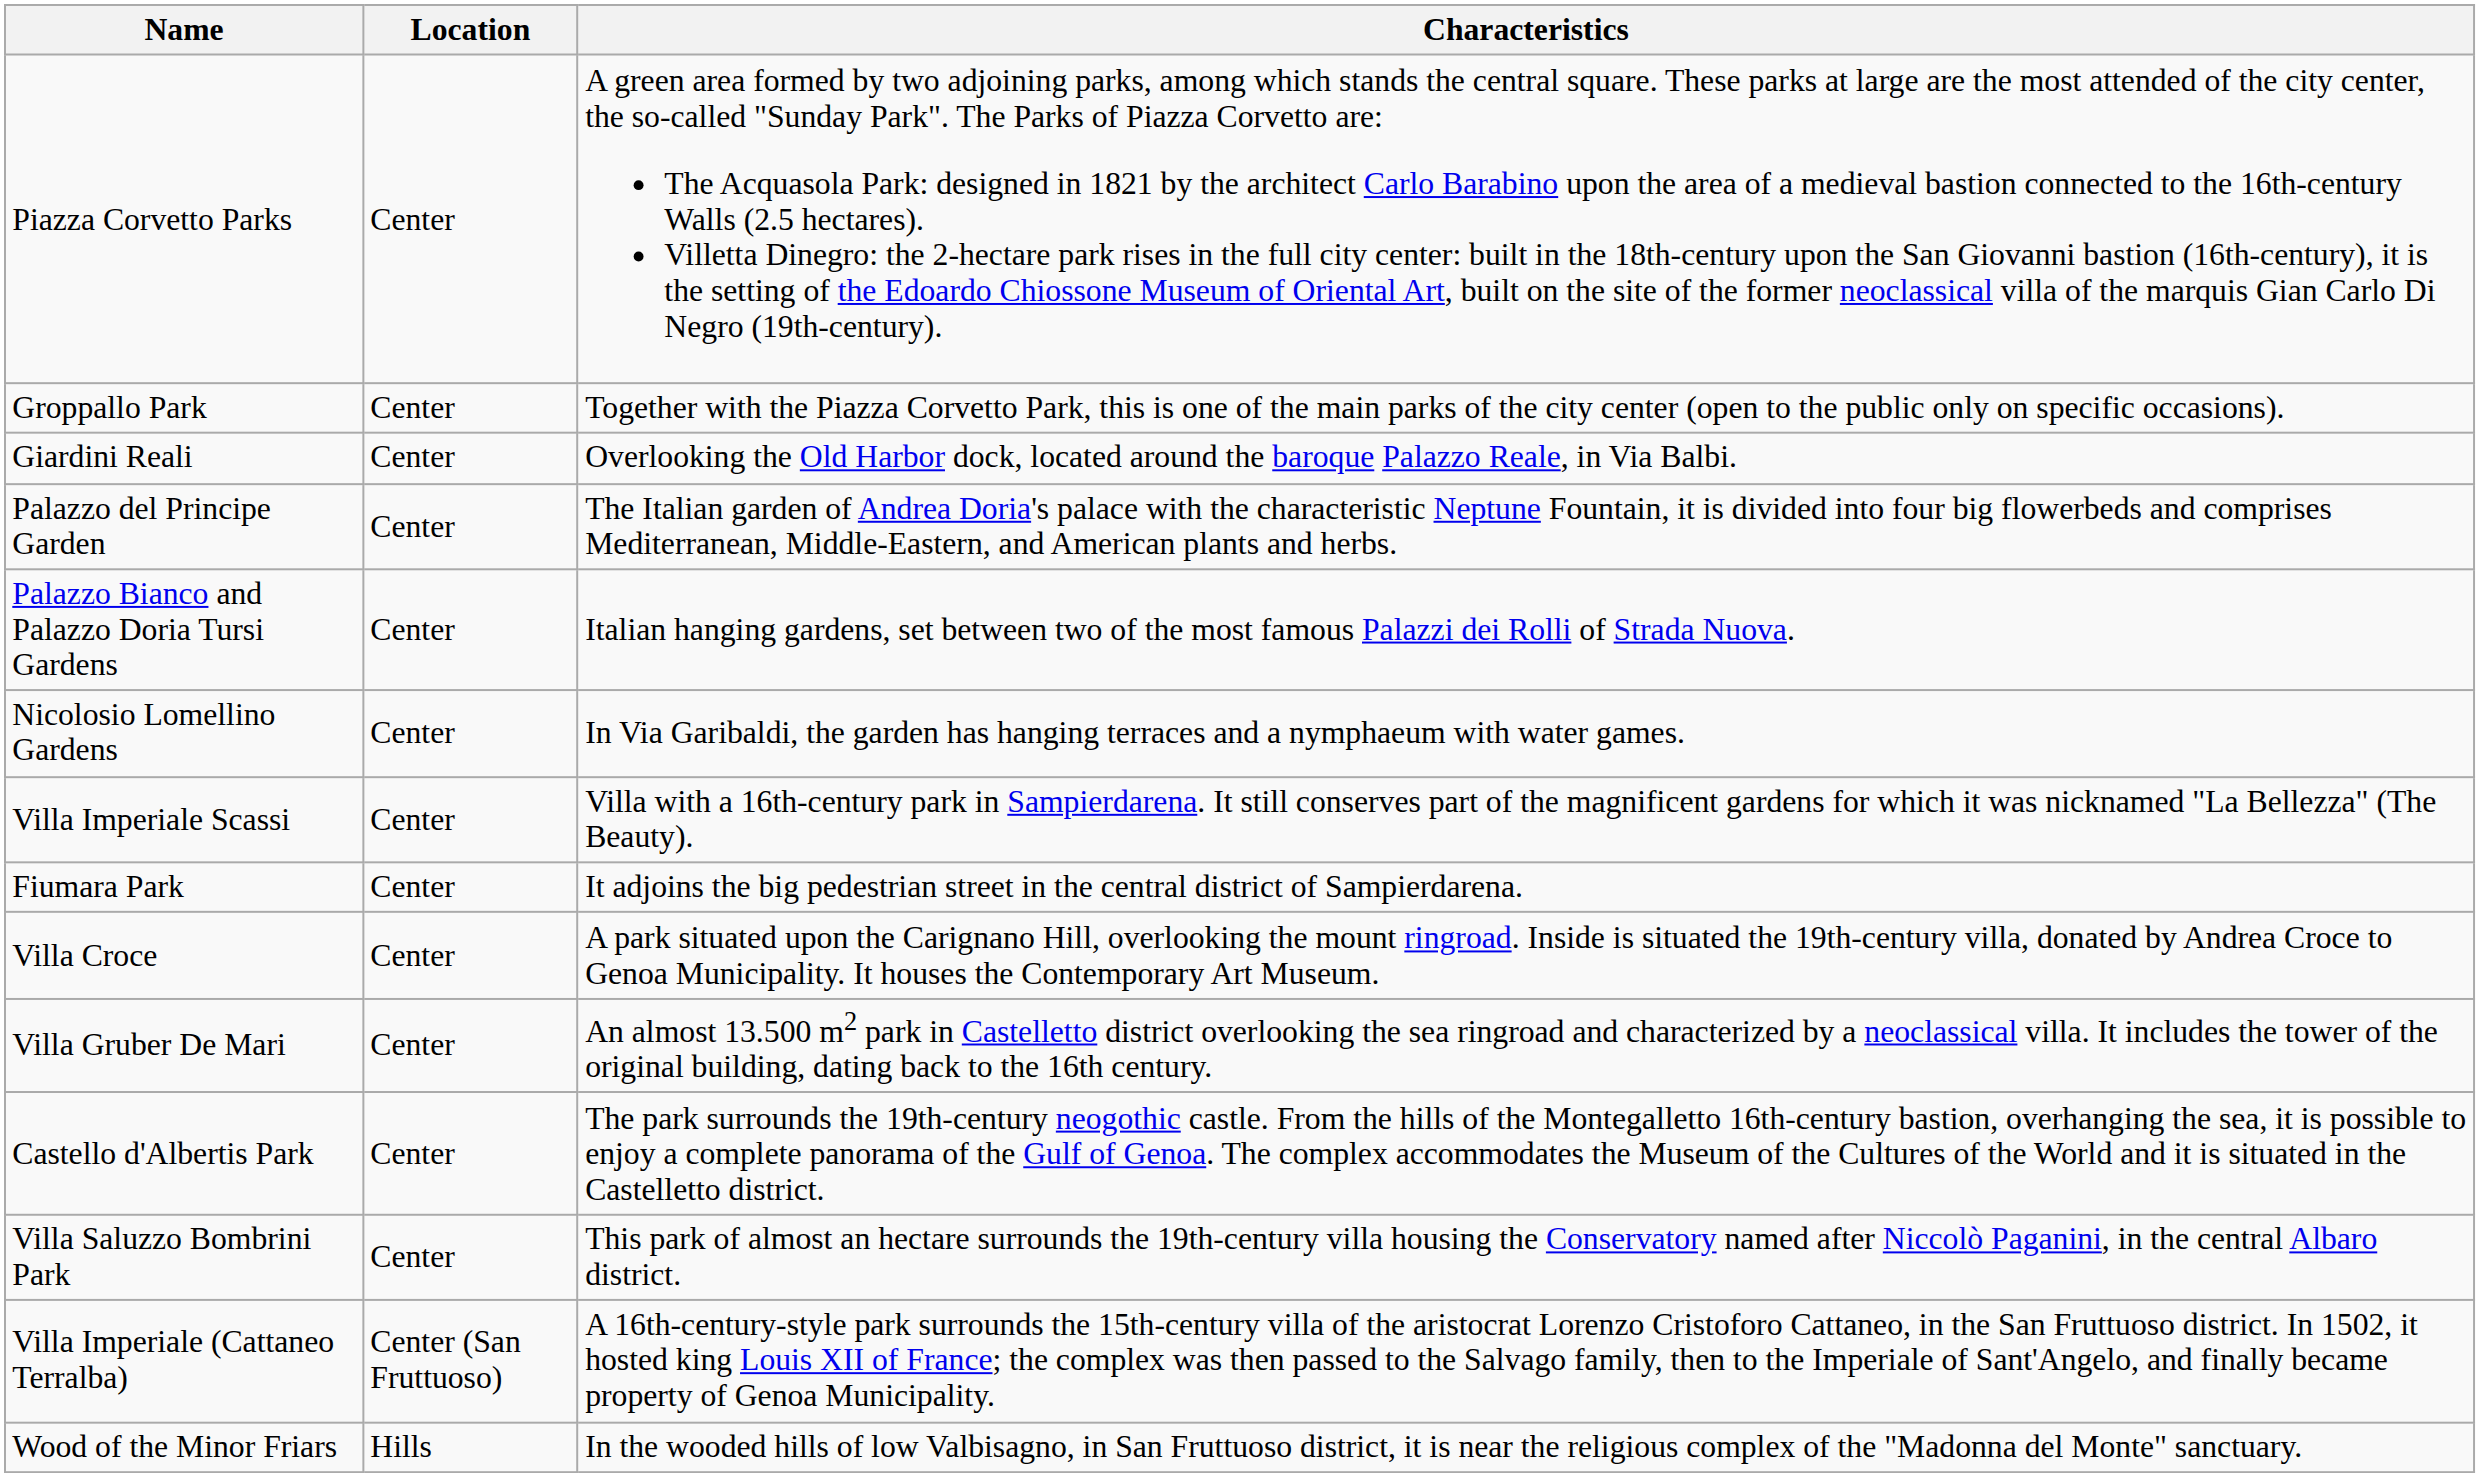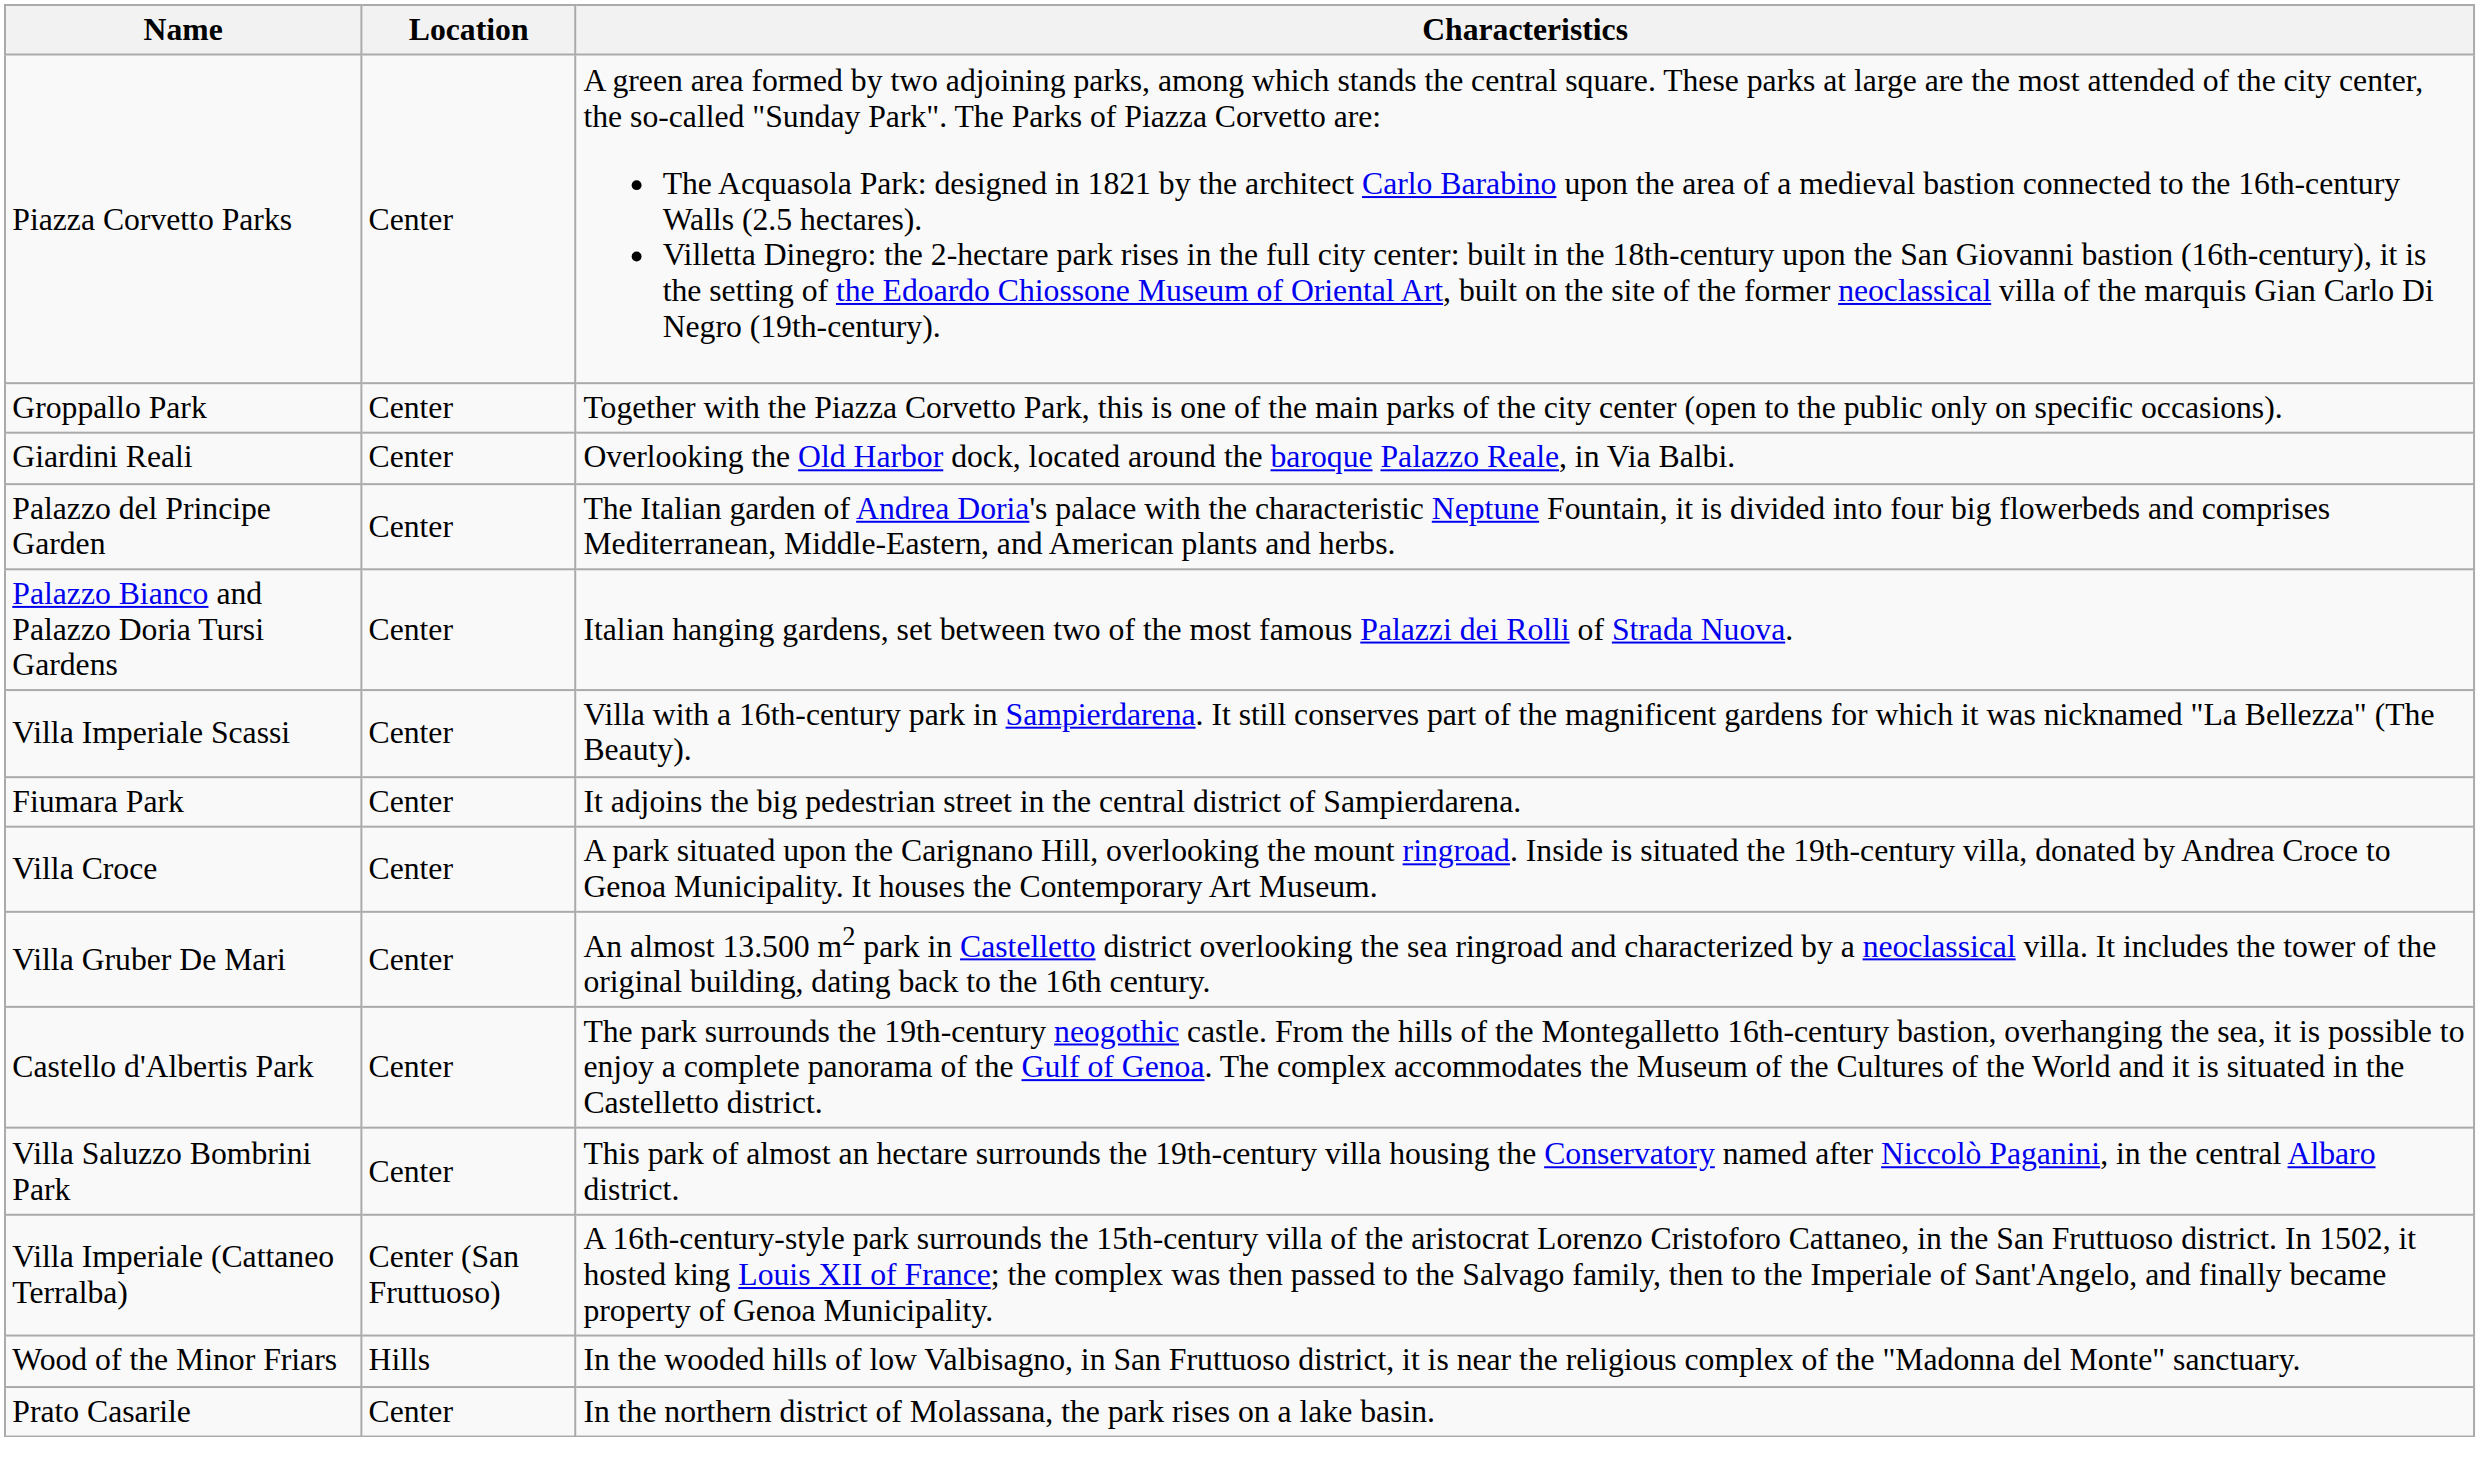- row: (144, 733)
+ row: (102, 1410)
